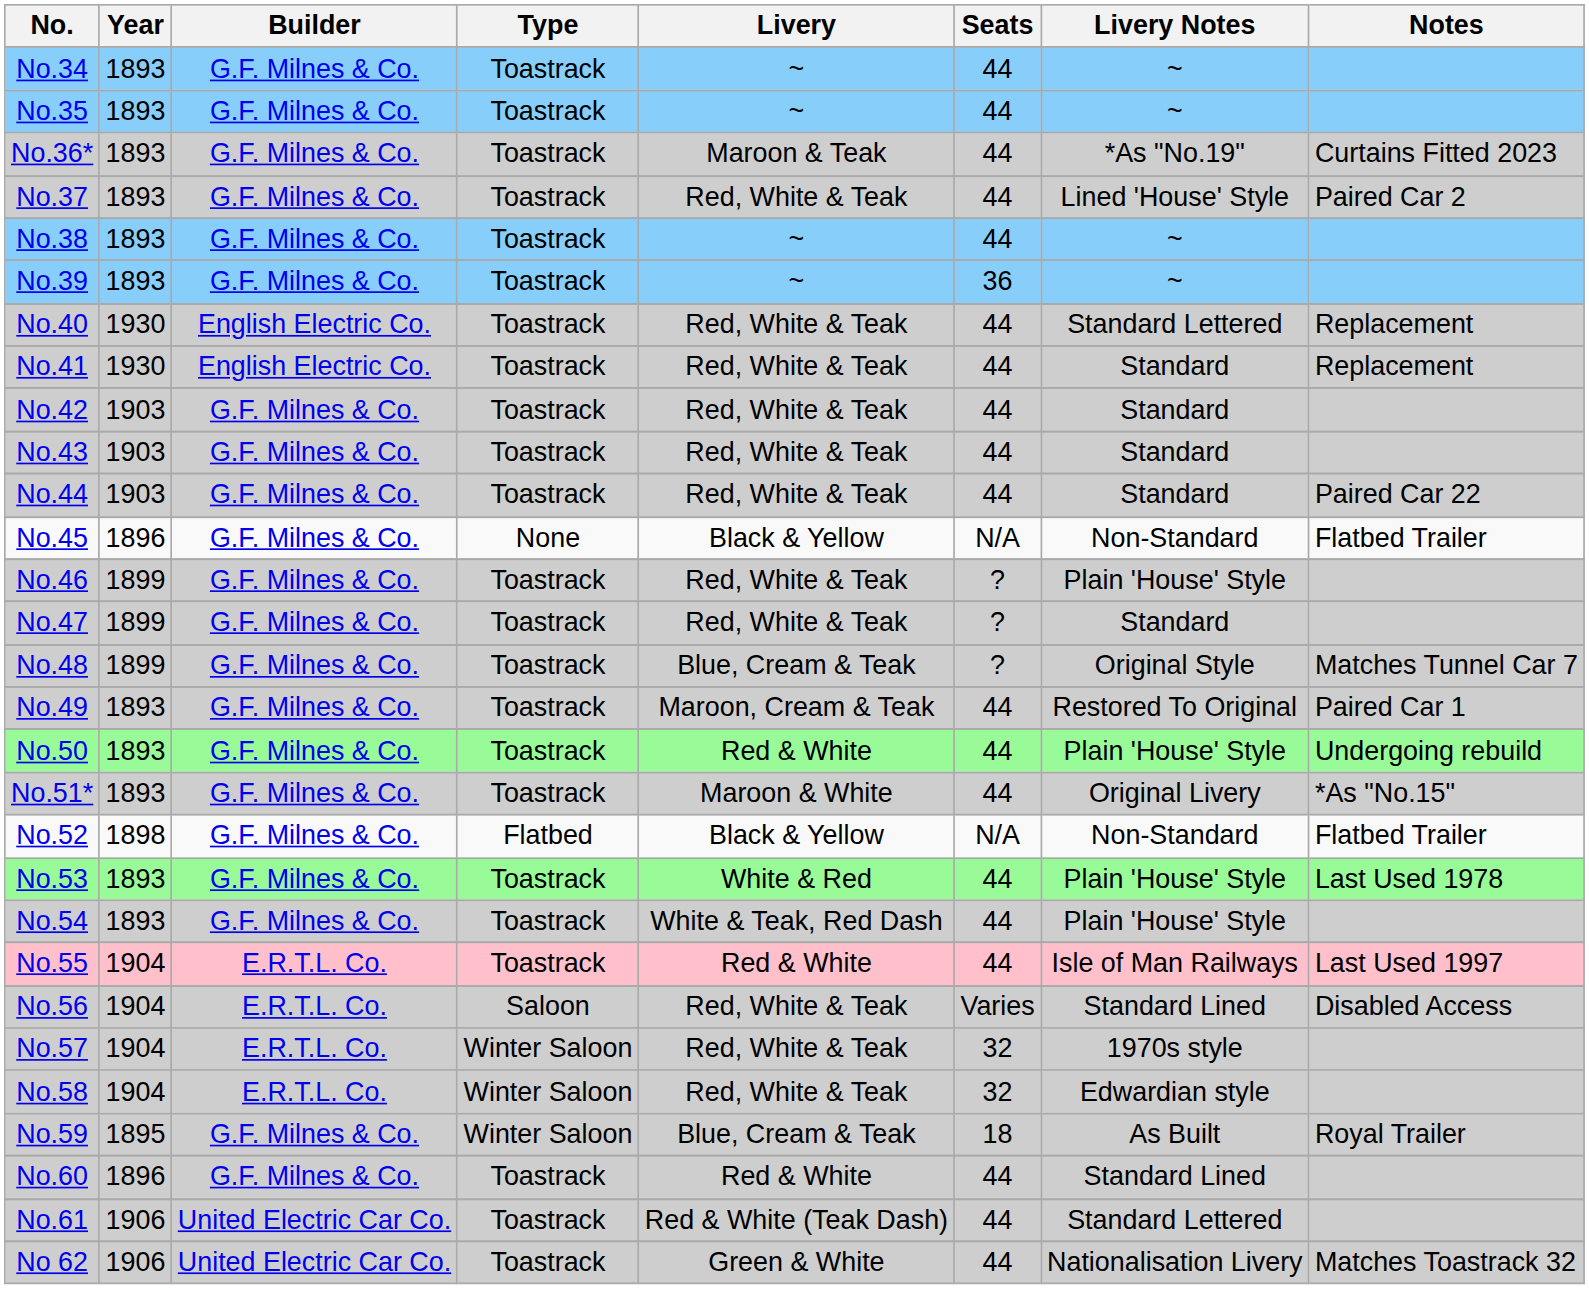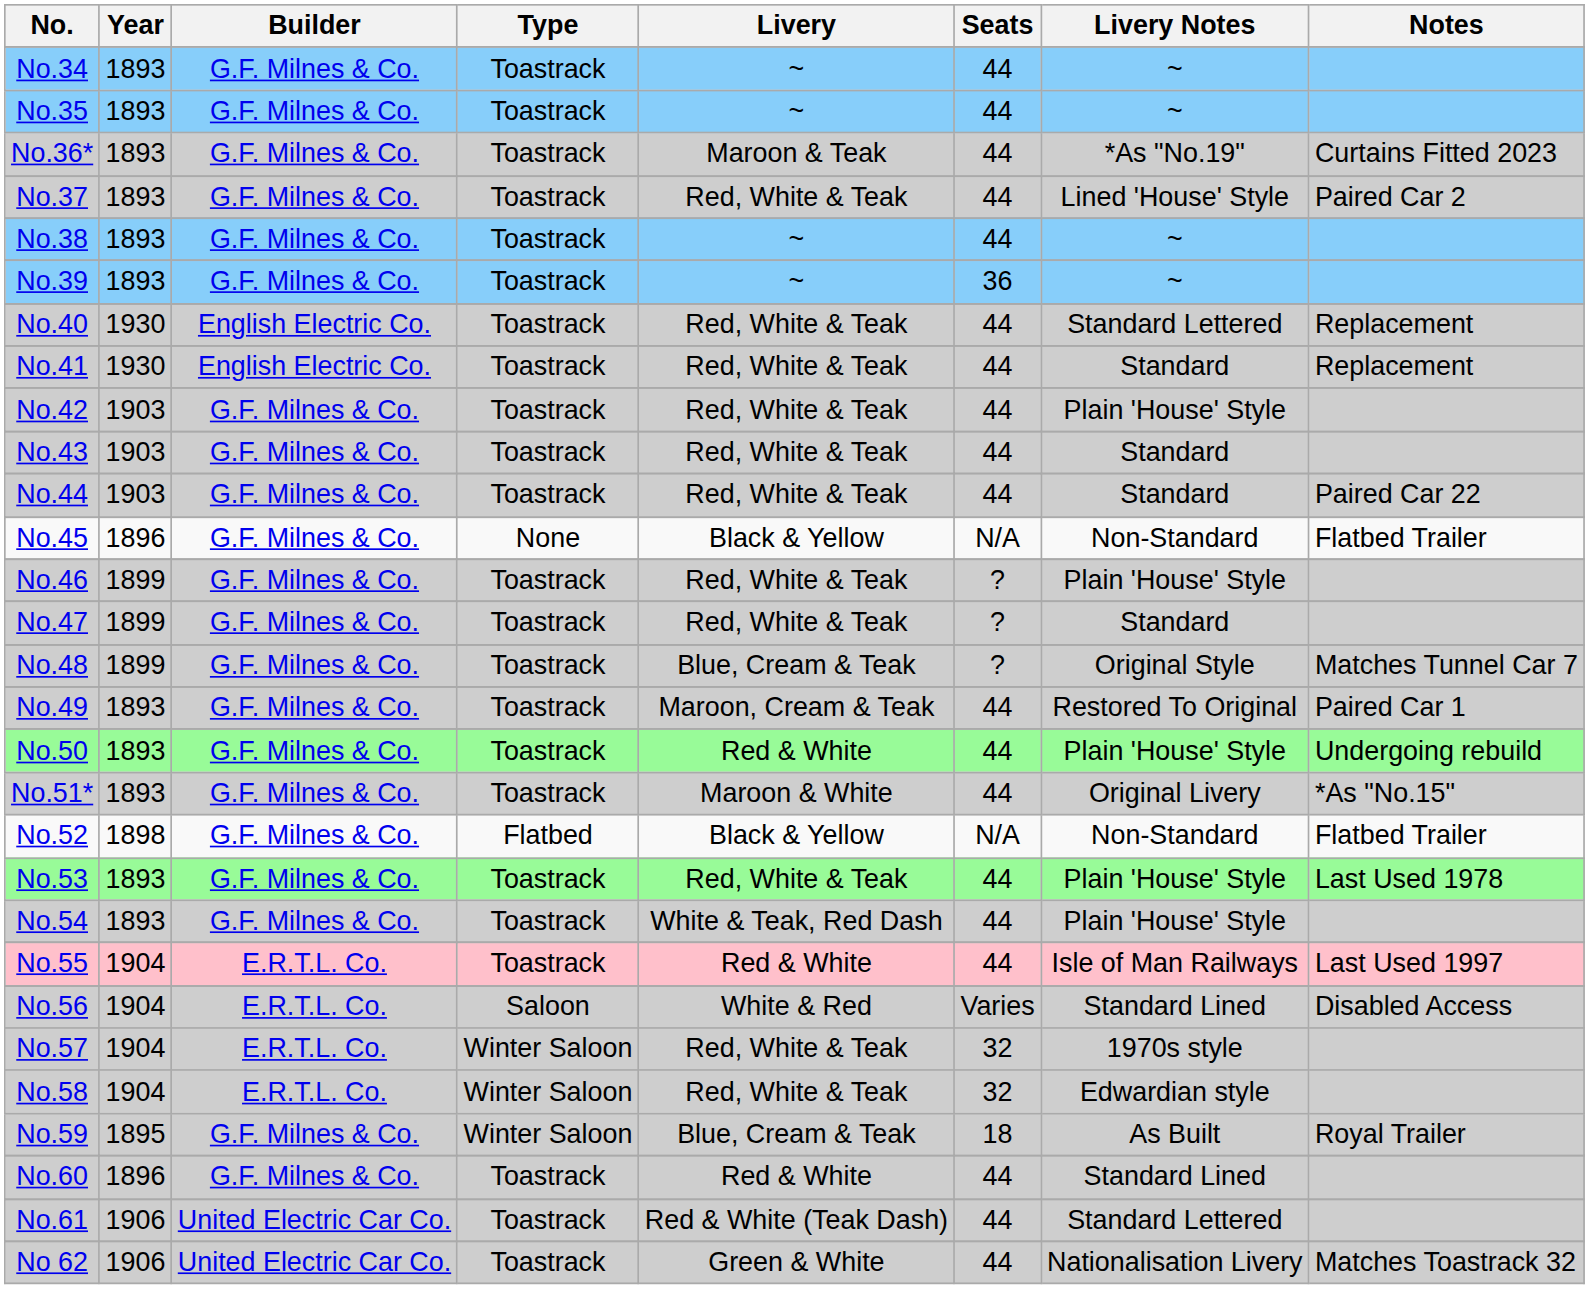(1175, 409) Standard -> (1175, 409) Plain 'House' Style
(796, 878) White & Red -> (796, 878) Red, White & Teak
(796, 1006) Red, White & Teak -> (796, 1006) White & Red
